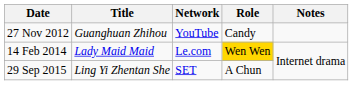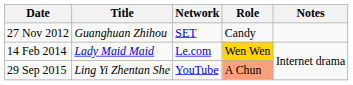(197, 32) YouTube -> (186, 32) SET
(186, 70) SET -> (197, 70) YouTube
(243, 70) no background -> (243, 70) lightsalmon background
